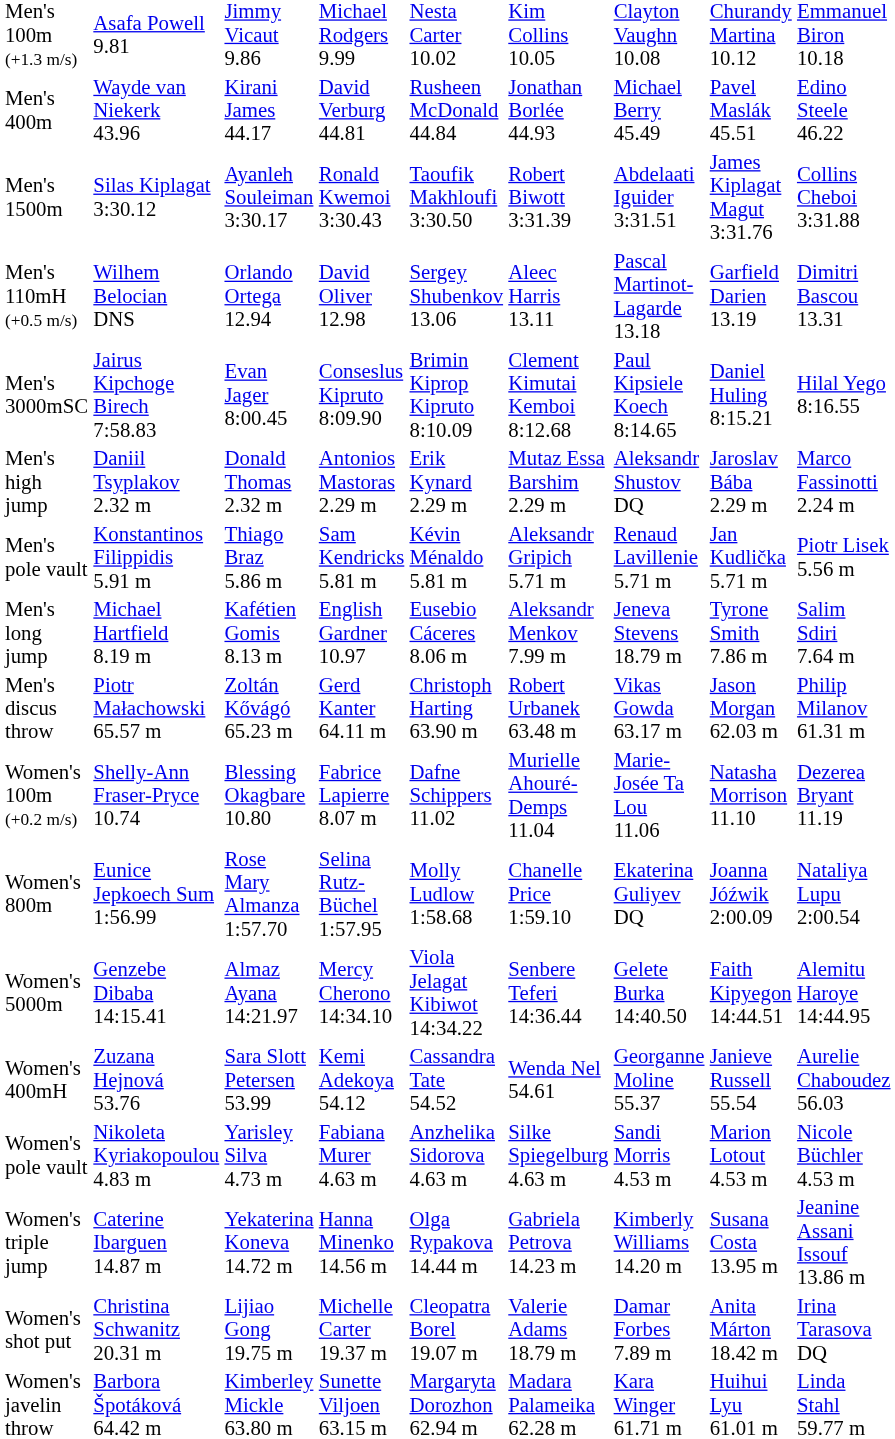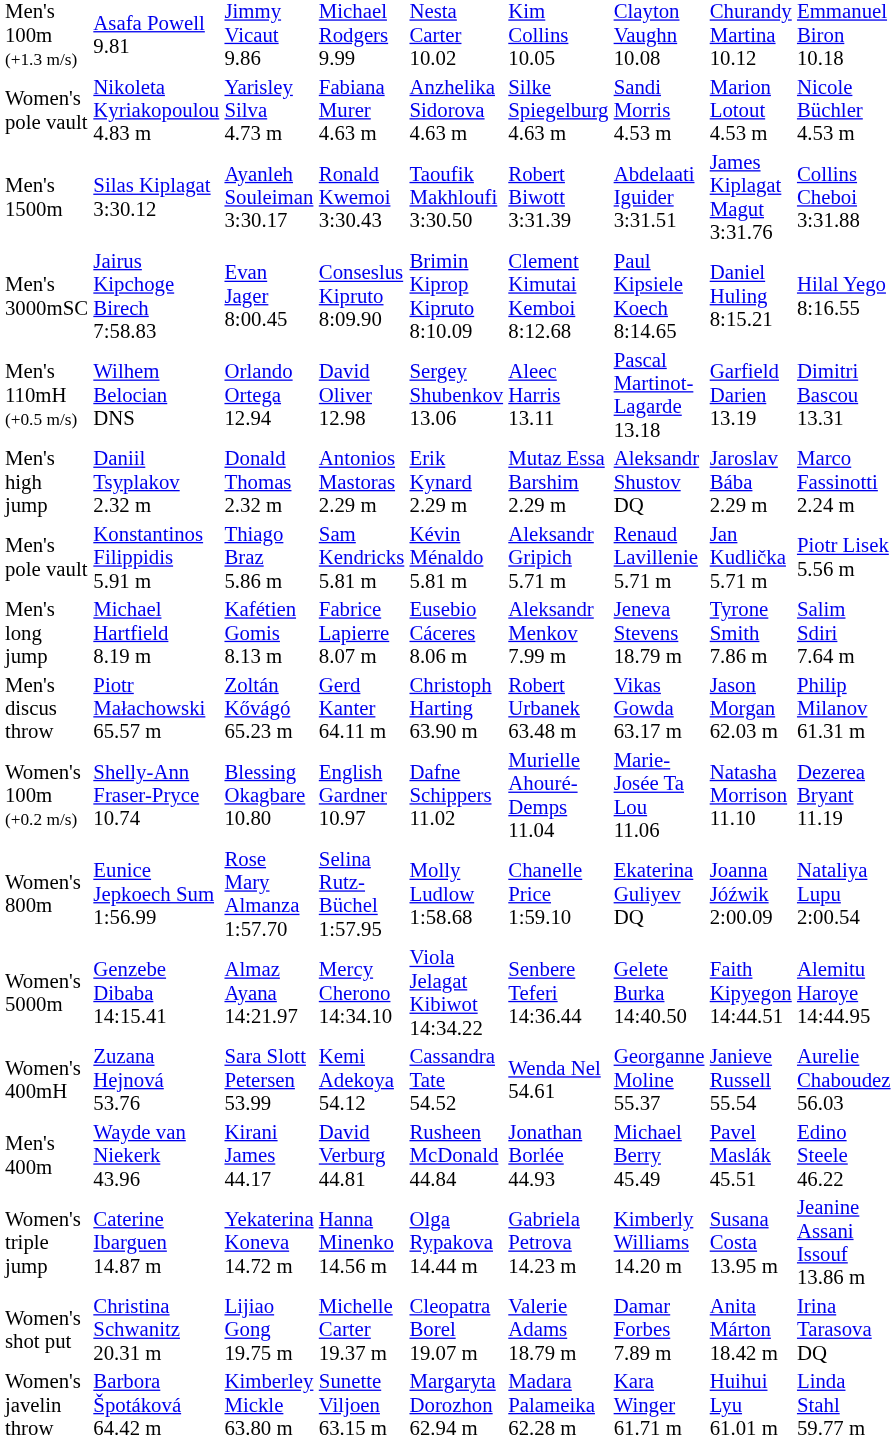rows swapped: (30, 110) <-> (46, 1155)
rows swapped: (41, 296) <-> (47, 394)
(353, 632) English Gardner 10.97 -> (354, 632) Fabrice Lapierre 8.07 m
(354, 795) Fabrice Lapierre 8.07 m -> (353, 795) English Gardner 10.97
